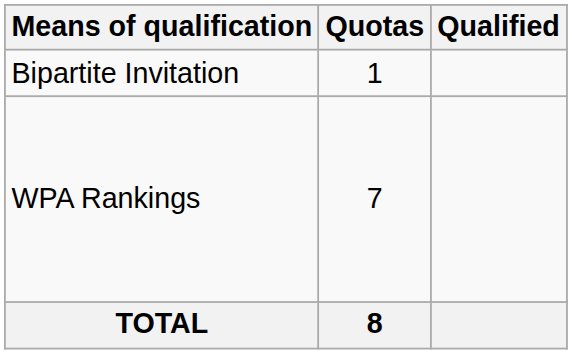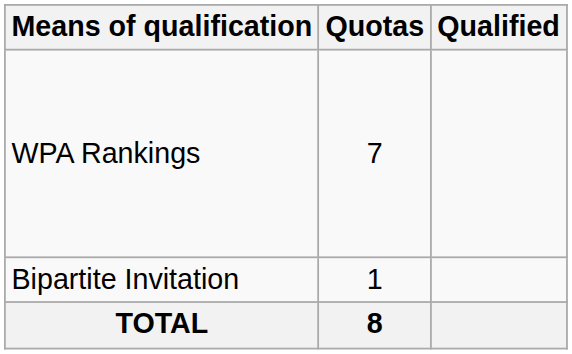rows swapped: (106, 198) <-> (125, 72)
